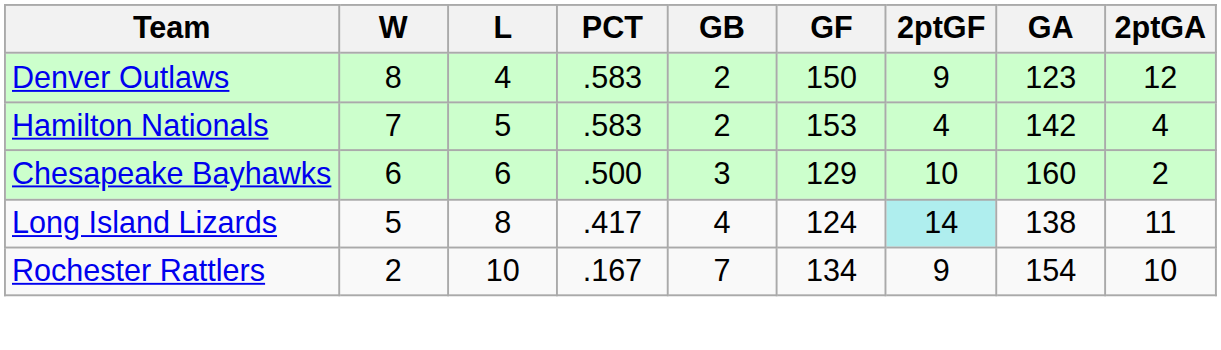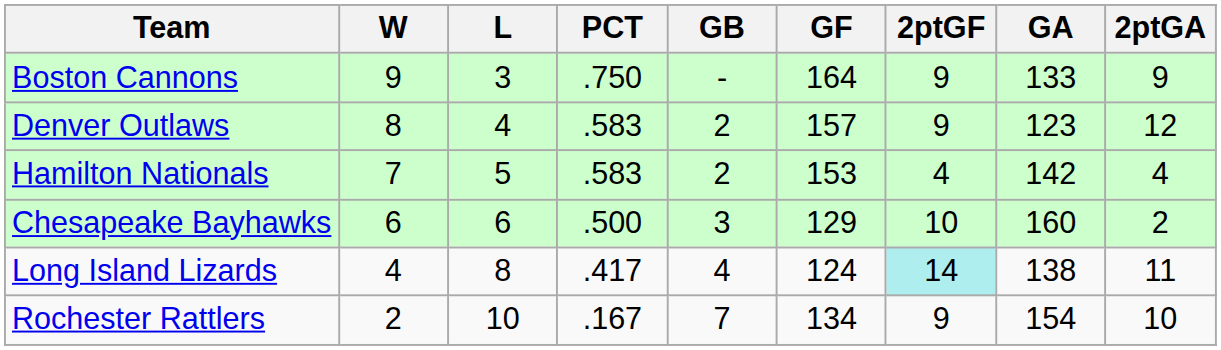+ row: (125, 77)
(832, 77) 150 -> (832, 125) 157
(393, 222) 5 -> (393, 271) 4
